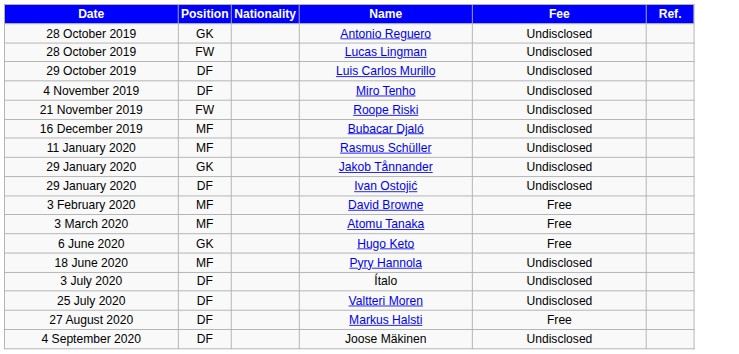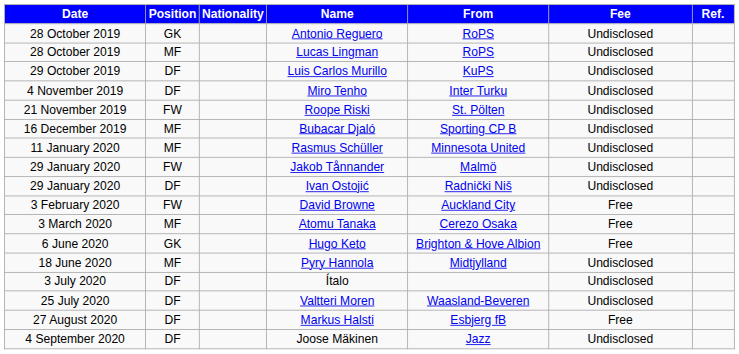+ column: (478, 14)
(205, 53) FW -> (172, 53) MF
(205, 167) GK -> (172, 167) FW
(205, 205) MF -> (172, 205) FW
